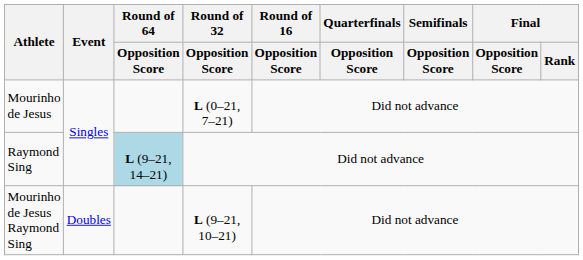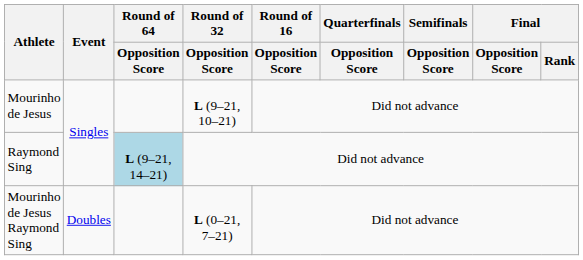(217, 114) L (0–21, 7–21) -> (217, 114) L (9–21, 10–21)
(217, 228) L (9–21, 10–21) -> (217, 228) L (0–21, 7–21)
